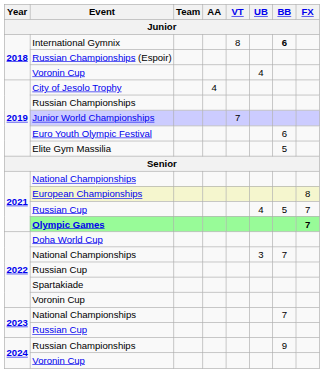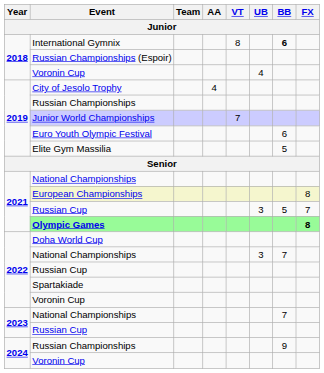(261, 209) 4 -> (261, 209) 3
(308, 224) 7 -> (308, 224) 8
